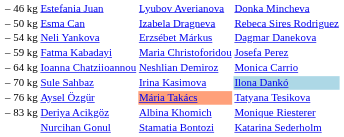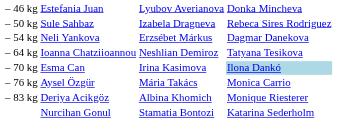(63, 23) Esma Can -> (67, 23) Sule Sahbaz
- row: (21, 53)
(266, 68) Monica Carrio -> (265, 53) Tatyana Tesikova
(67, 83) Sule Sahbaz -> (63, 68) Esma Can
(168, 98) lightsalmon background -> (168, 83) no background
(272, 98) Tatyana Tesikova -> (259, 83) Monica Carrio
